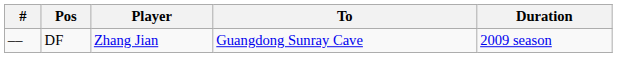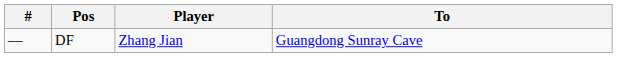- column: (544, 16)
